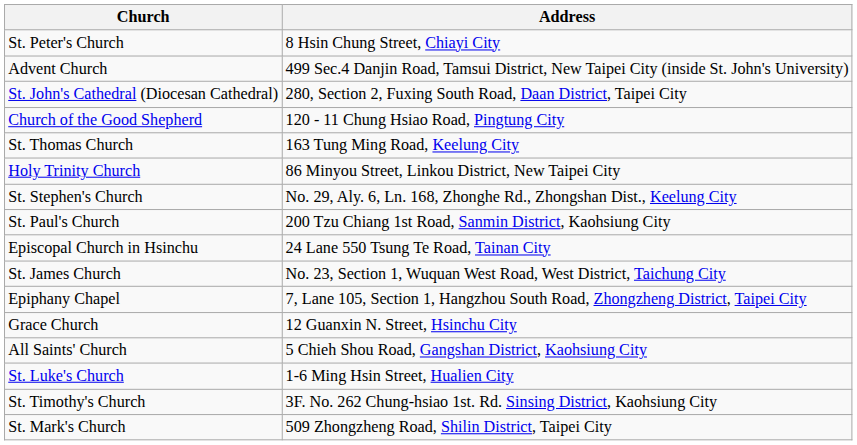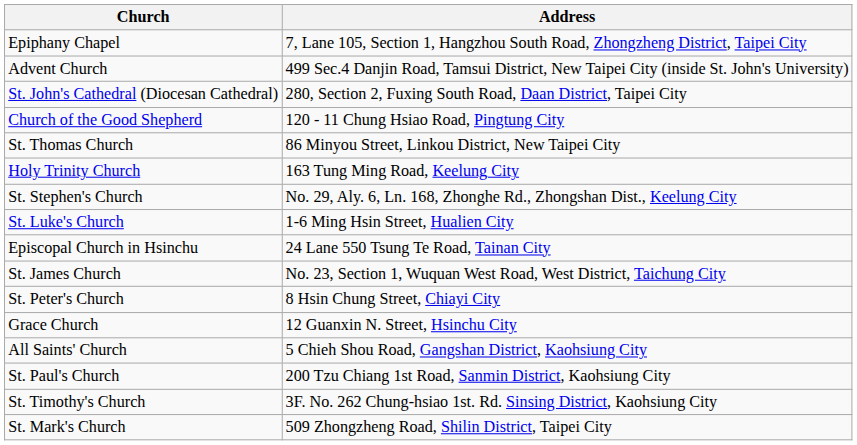rows swapped: (64, 299) <-> (66, 42)
(402, 145) 163 Tung Ming Road, Keelung City -> (453, 145) 86 Minyou Street, Linkou District, New Taipei City
(453, 171) 86 Minyou Street, Linkou District, New Taipei City -> (402, 171) 163 Tung Ming Road, Keelung City
rows swapped: (66, 376) <-> (64, 222)
